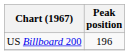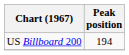(104, 41) 196 -> (104, 41) 194
